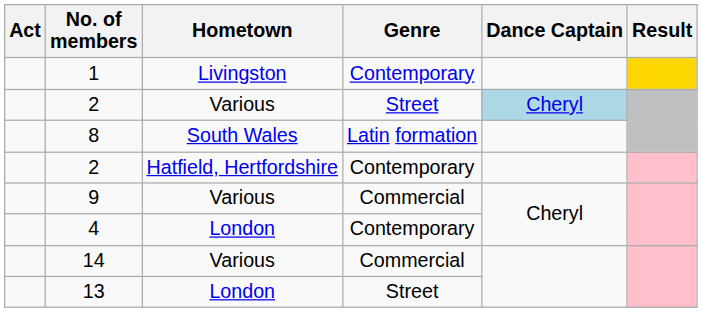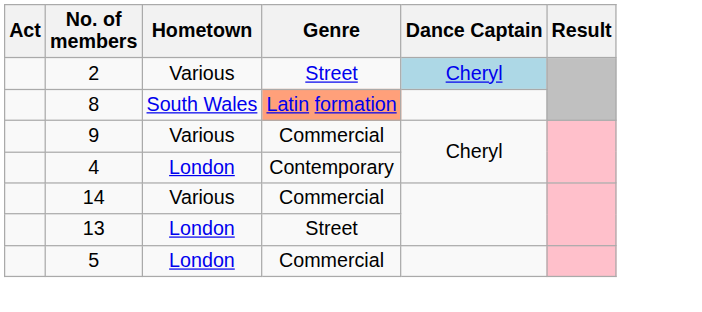- row: (94, 73)
(412, 135) no background -> (332, 104) lightsalmon background
- row: (94, 167)
+ row: (94, 260)
